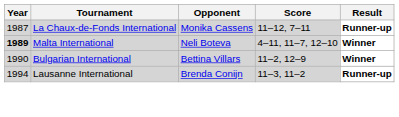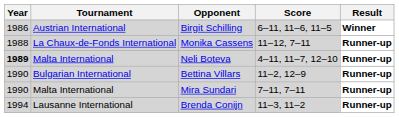+ row: (211, 28)
(18, 28) 1987 -> (18, 43) 1988
(359, 43) Winner -> (367, 59) Runner-up
(359, 59) Winner -> (367, 74) Runner-up
+ row: (208, 90)
